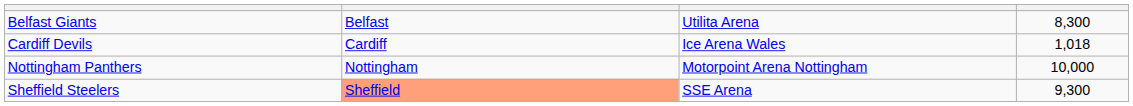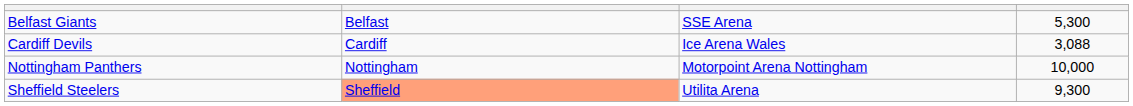(721, 22) Utilita Arena -> (717, 22) SSE Arena
(1072, 22) 8,300 -> (1072, 22) 5,300
(1072, 44) 1,018 -> (1072, 44) 3,088
(717, 90) SSE Arena -> (721, 90) Utilita Arena
